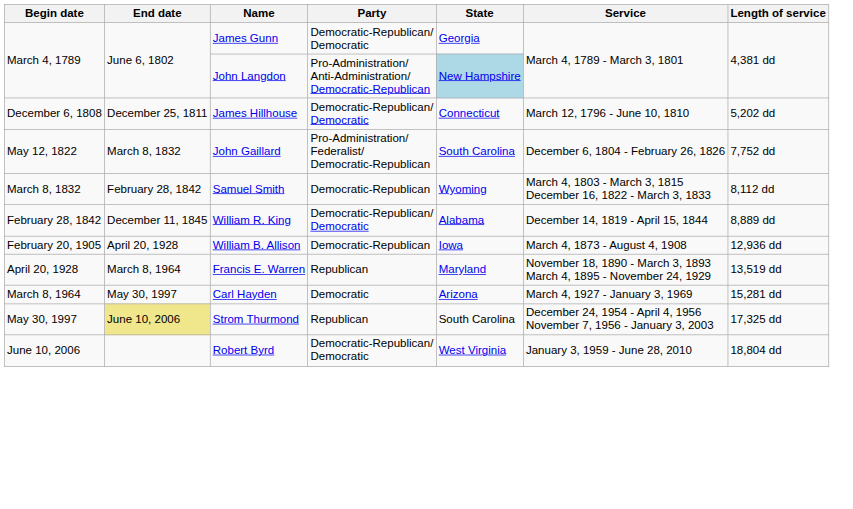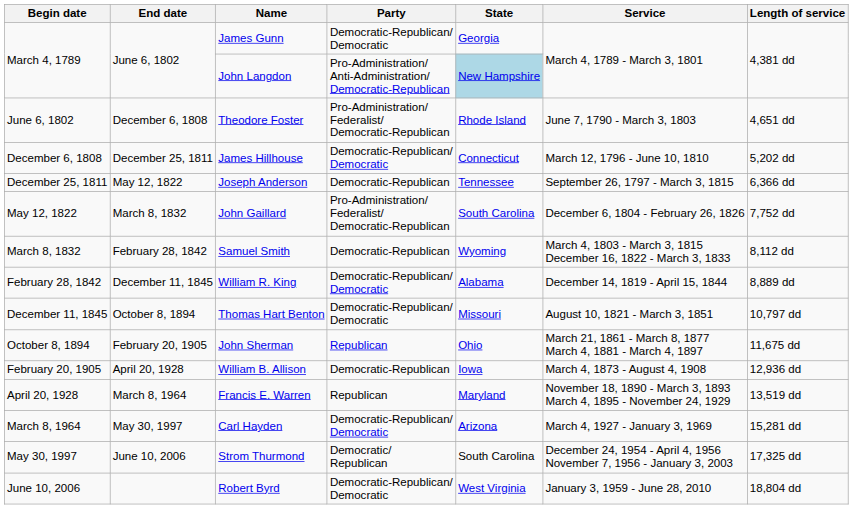+ row: (261, 120)
+ row: (263, 182)
+ row: (271, 314)
+ row: (256, 345)
(340, 294) Democratic -> (391, 426) Democratic-Republican/ Democratic
(144, 319) khaki background -> (149, 457) no background
(339, 319) Republican -> (361, 457) Democratic/ Republican
